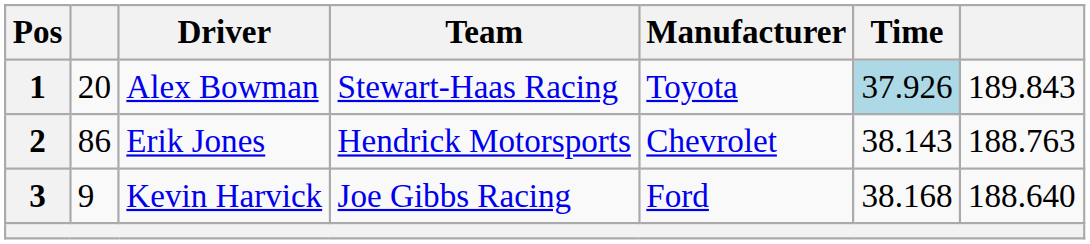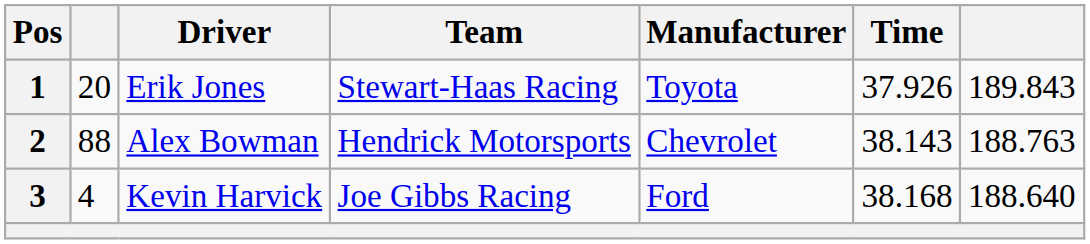(222, 86) Alex Bowman -> (196, 86) Erik Jones
(907, 86) lightblue background -> (907, 86) no background
(94, 141) 86 -> (94, 141) 88
(196, 141) Erik Jones -> (222, 141) Alex Bowman
(86, 195) 9 -> (86, 195) 4
